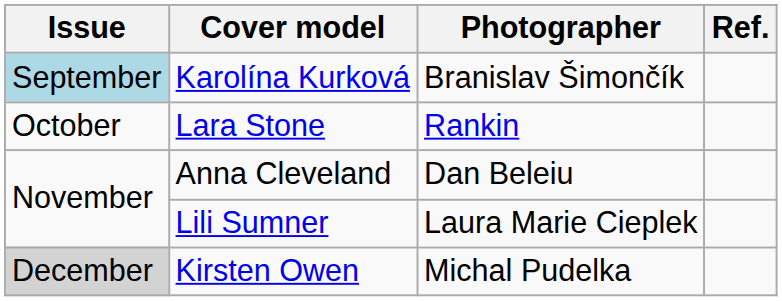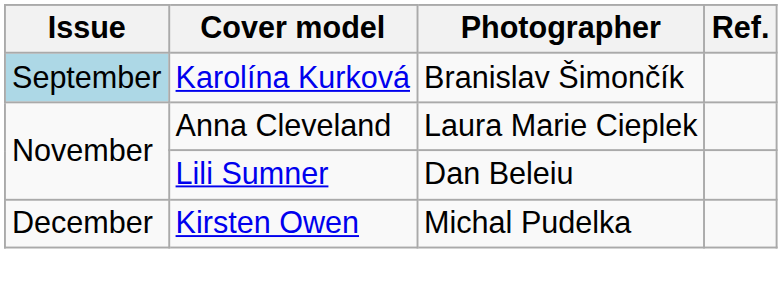- row: (250, 125)
(499, 174) Dan Beleiu -> (561, 125) Laura Marie Cieplek
(561, 222) Laura Marie Cieplek -> (499, 174) Dan Beleiu
(82, 271) lightgrey background -> (82, 222) no background
